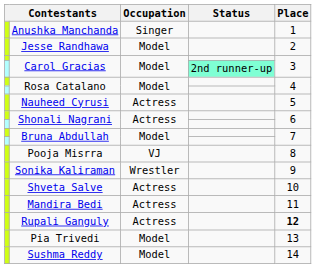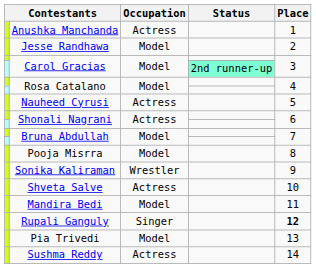(155, 30) Singer -> (155, 30) Actress
(155, 153) VJ -> (155, 153) Model
(155, 204) Actress -> (155, 204) Model
(155, 221) Actress -> (155, 221) Singer
(155, 255) Model -> (155, 255) Actress
